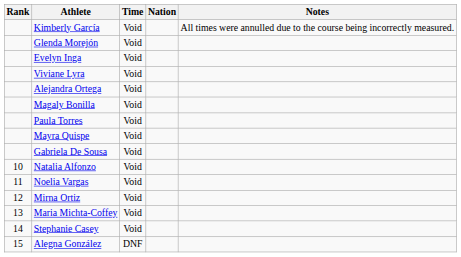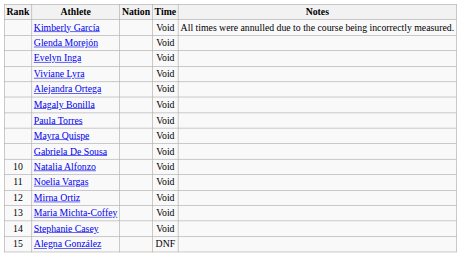columns swapped: (162, 12) <-> (133, 12)
